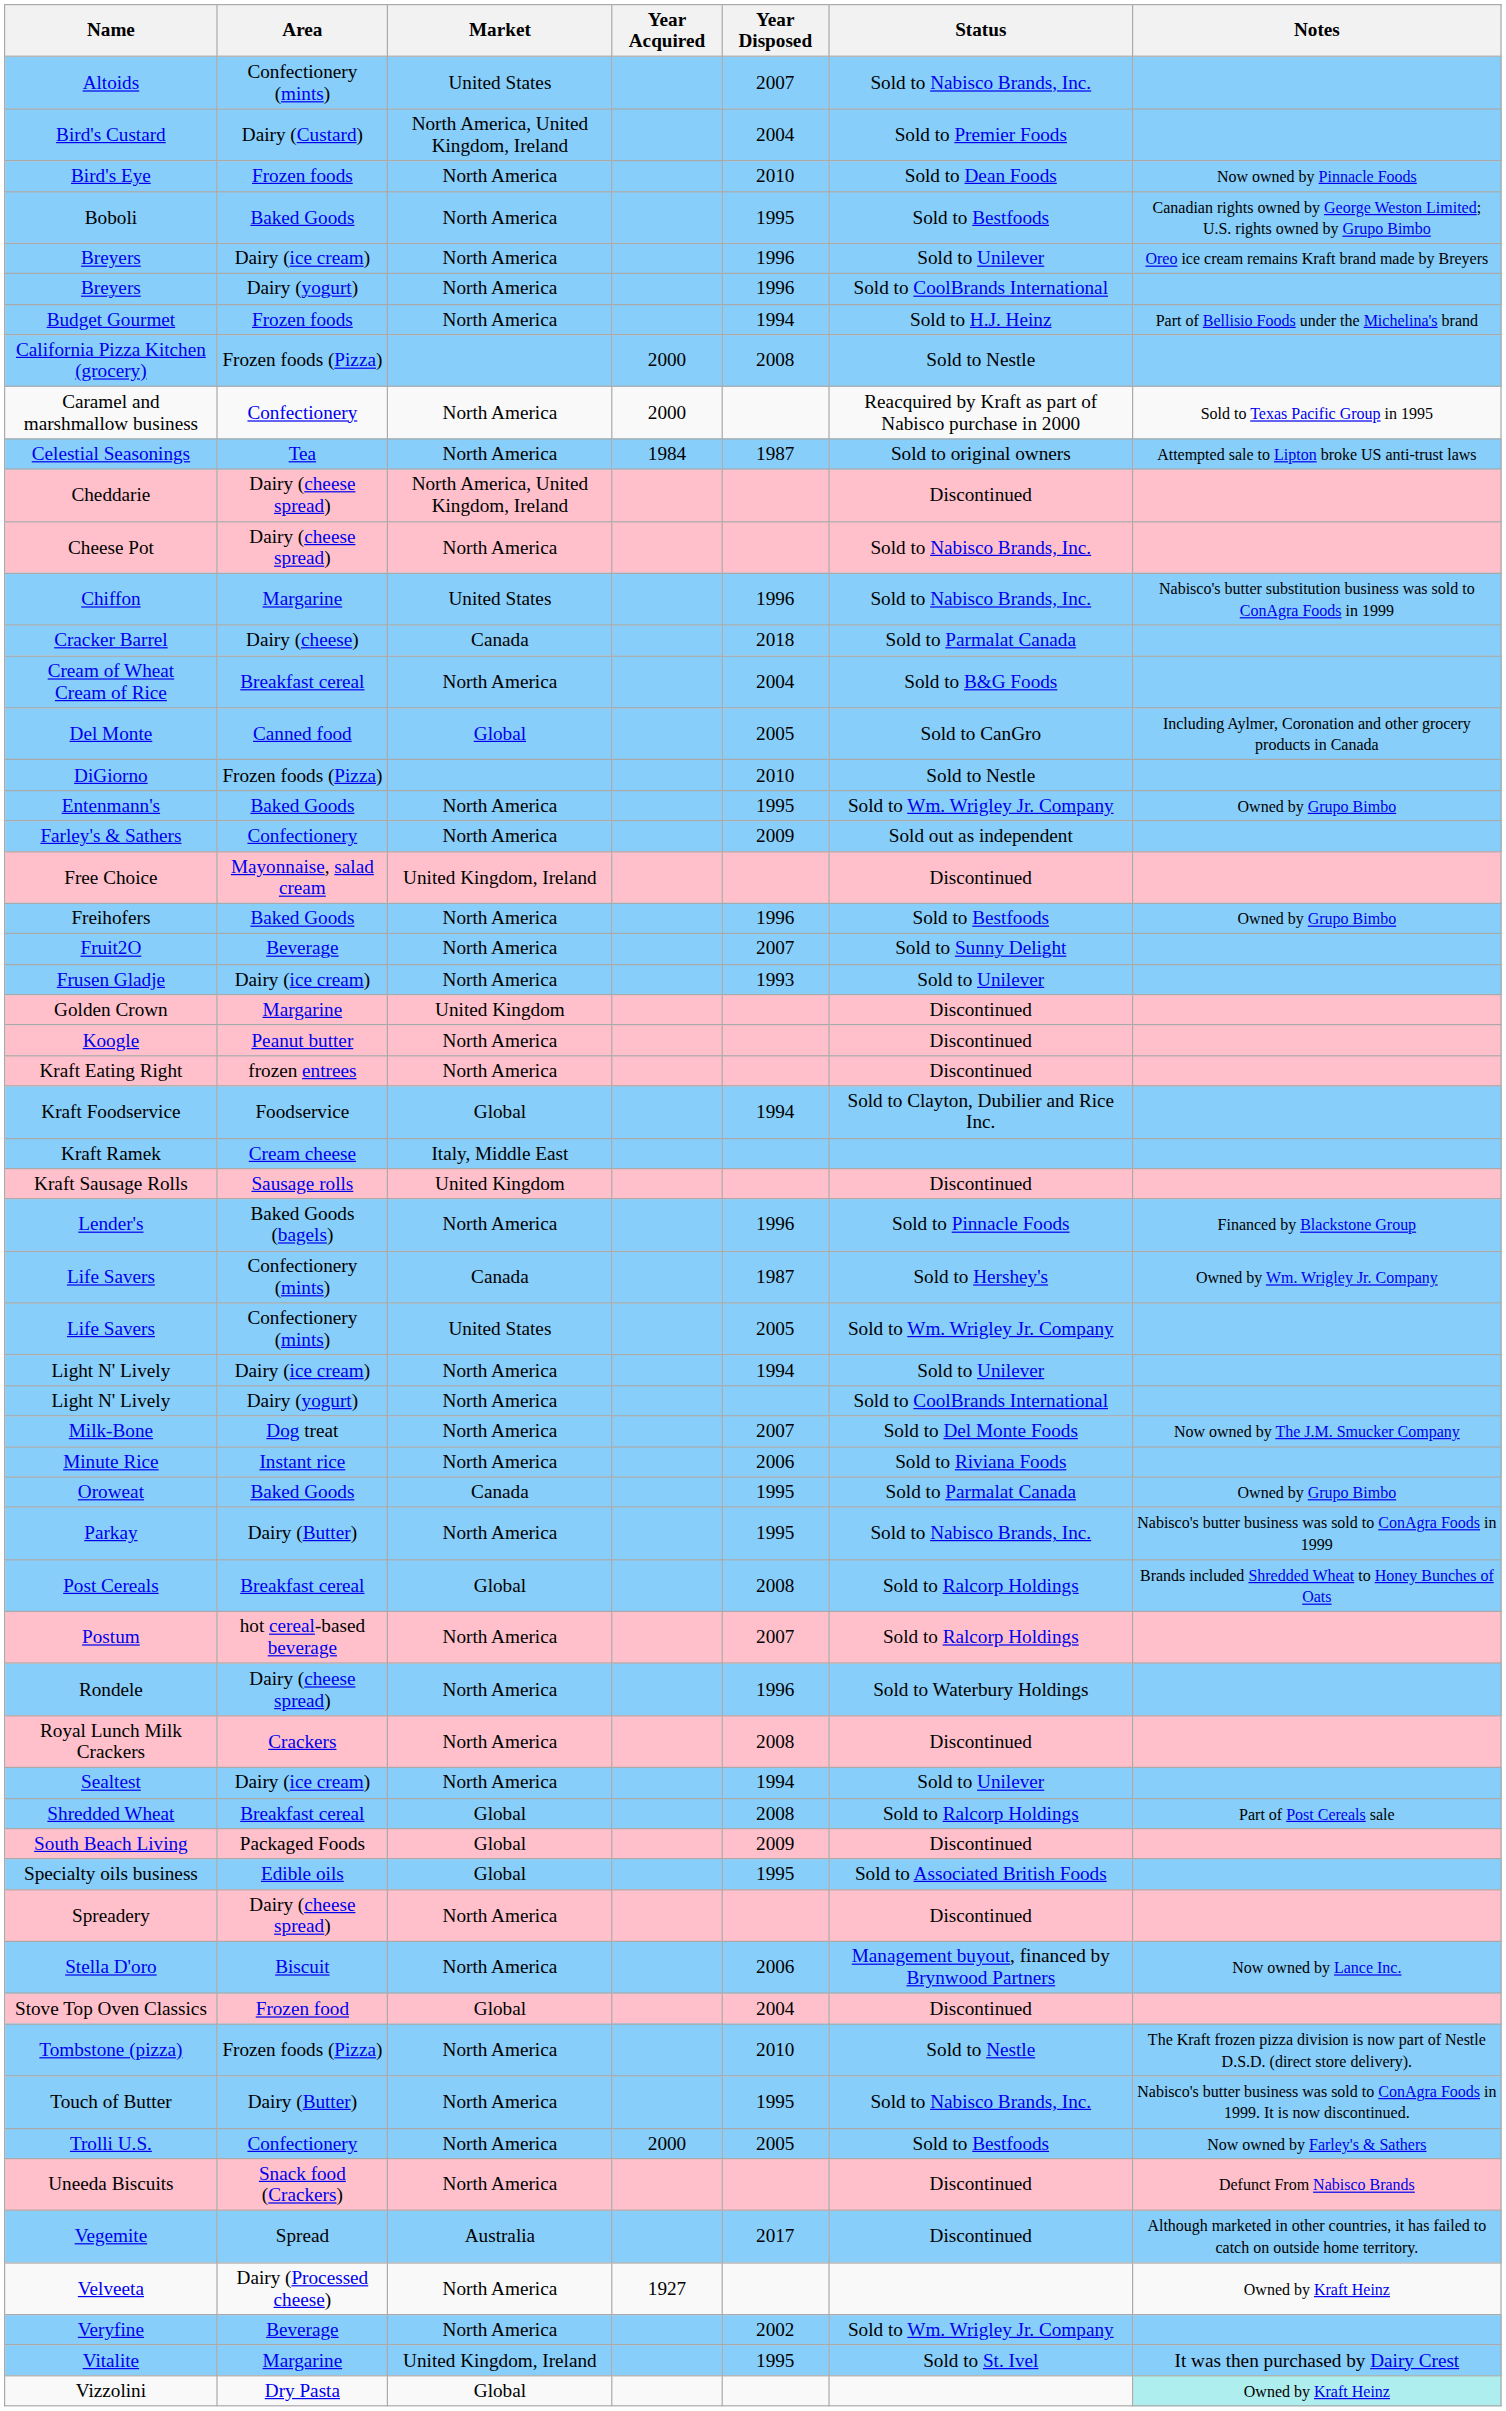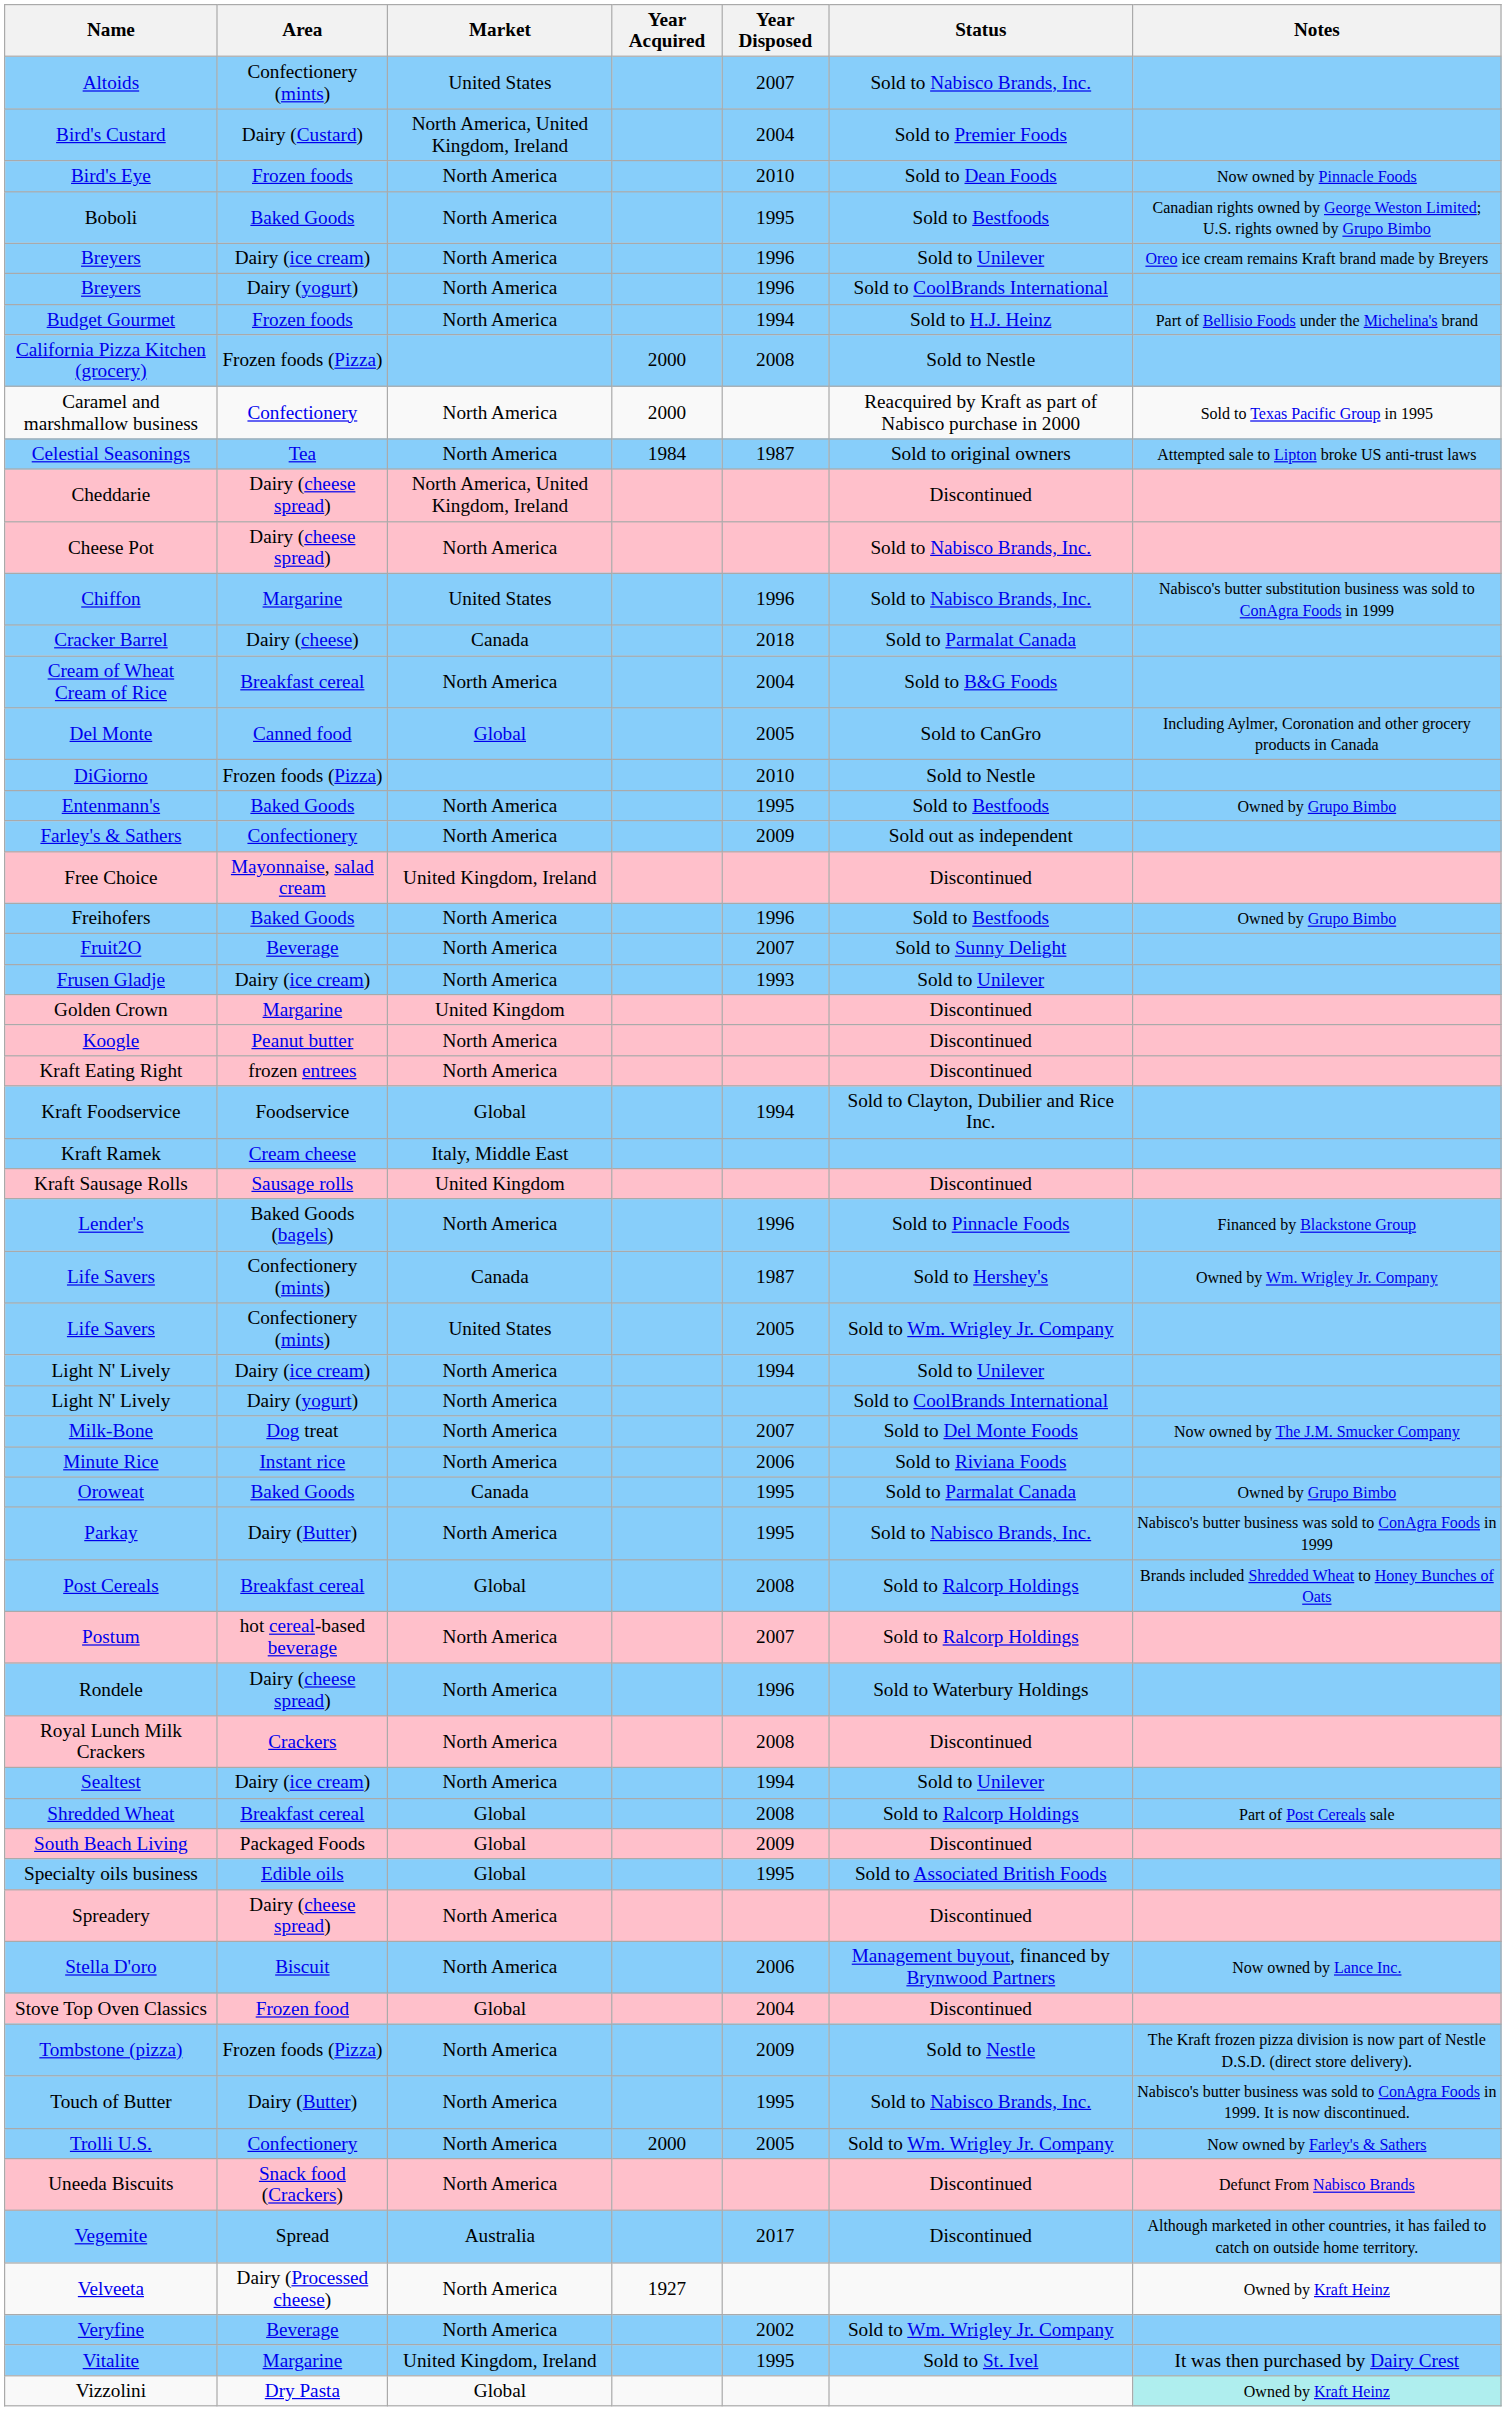(981, 805) Sold to Wm. Wrigley Jr. Company -> (981, 805) Sold to Bestfoods
(775, 2049) 2010 -> (775, 2049) 2009
(981, 2143) Sold to Bestfoods -> (981, 2143) Sold to Wm. Wrigley Jr. Company
